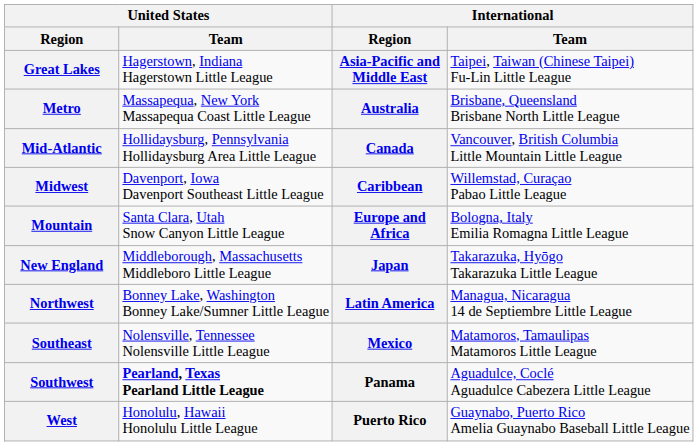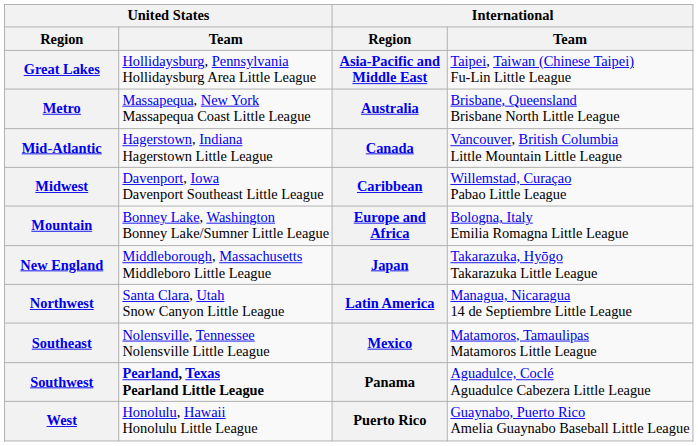(198, 69) Hagerstown, Indiana Hagerstown Little League -> (219, 69) Hollidaysburg, Pennsylvania Hollidaysburg Area Little League
(219, 147) Hollidaysburg, Pennsylvania Hollidaysburg Area Little League -> (198, 147) Hagerstown, Indiana Hagerstown Little League
(203, 225) Santa Clara, Utah Snow Canyon Little League -> (226, 225) Bonney Lake, Washington Bonney Lake/Sumner Little League
(226, 303) Bonney Lake, Washington Bonney Lake/Sumner Little League -> (203, 303) Santa Clara, Utah Snow Canyon Little League
